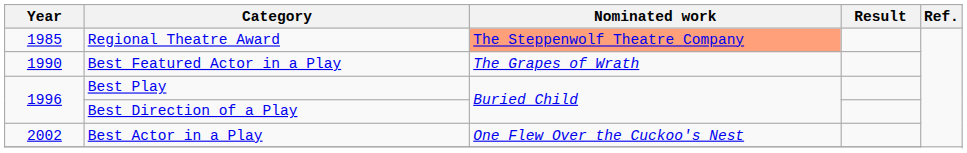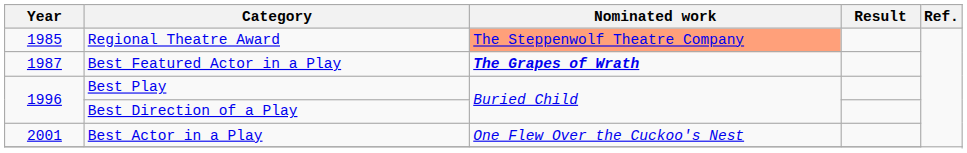(44, 64) 1990 -> (44, 64) 1987
(556, 64) normal -> (556, 64) bold
(44, 135) 2002 -> (44, 135) 2001
